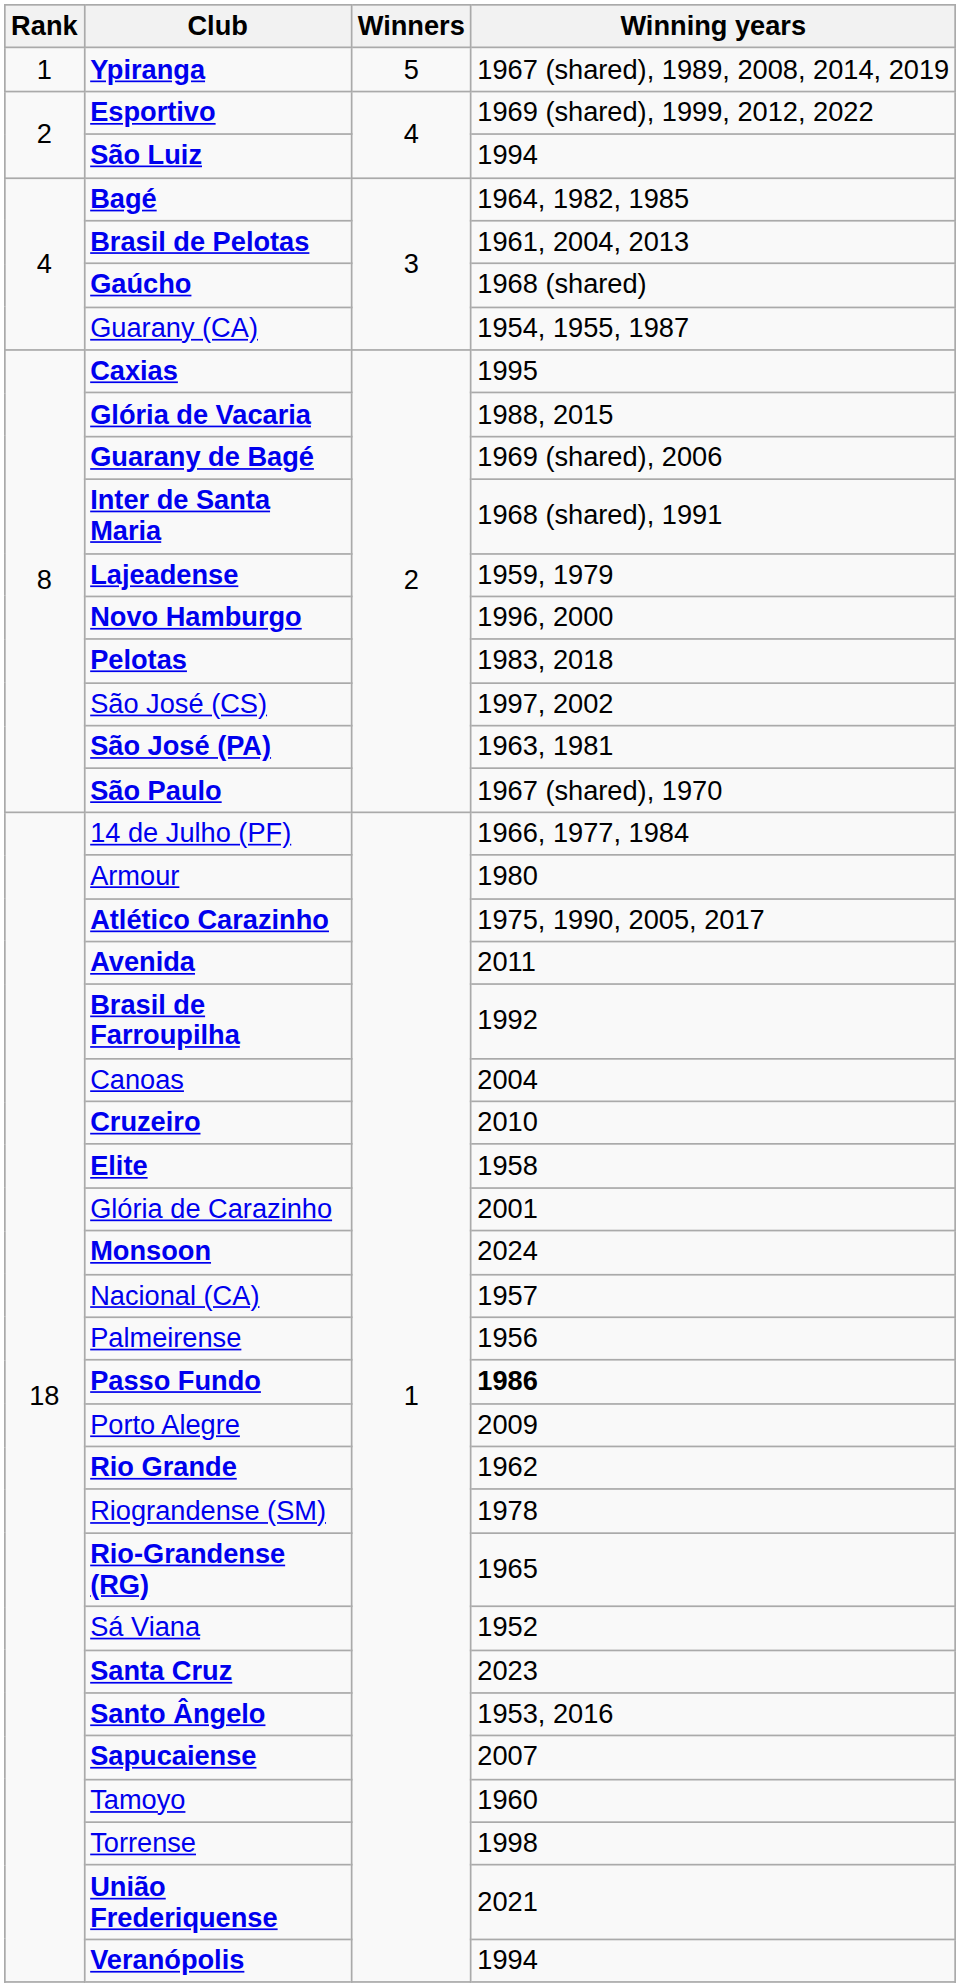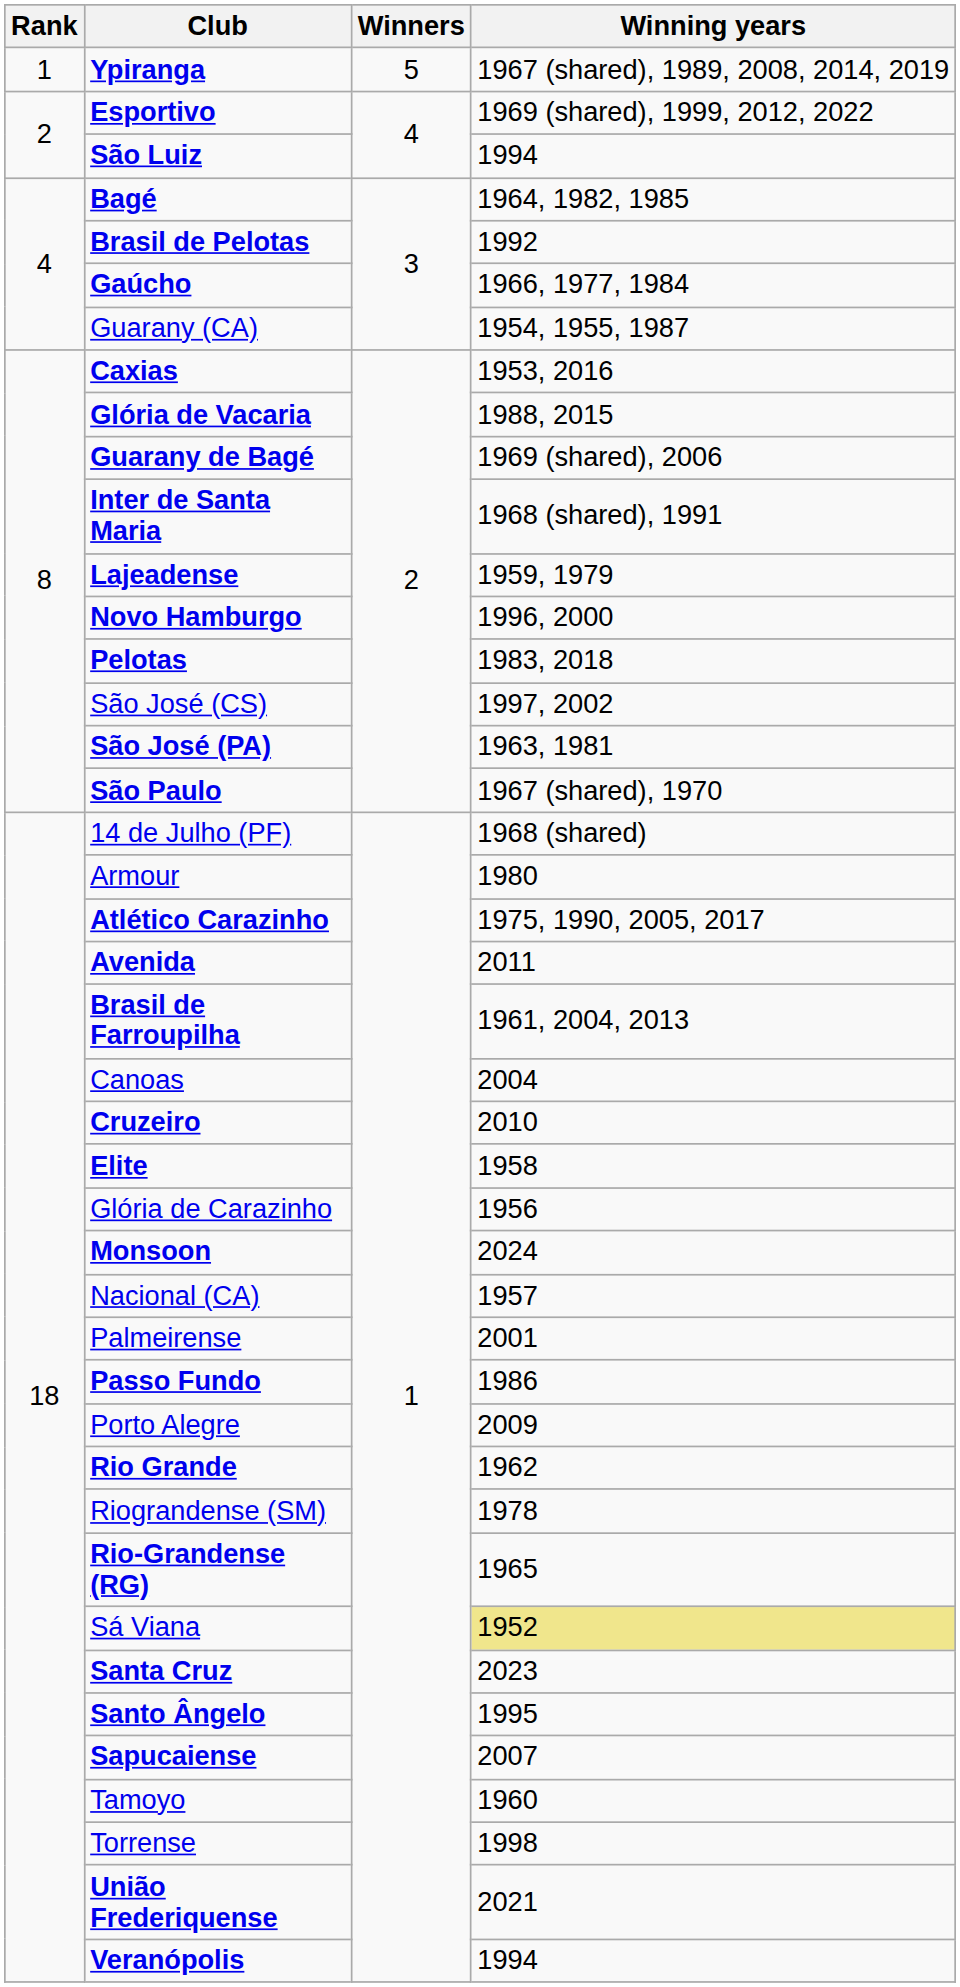(583, 241) 1961, 2004, 2013 -> (508, 241) 1992
(562, 284) 1968 (shared) -> (583, 284) 1966, 1977, 1984
(508, 371) 1995 -> (545, 371) 1953, 2016
(583, 833) 1966, 1977, 1984 -> (562, 833) 1968 (shared)
(508, 1020) 1992 -> (583, 1020) 1961, 2004, 2013
(508, 1208) 2001 -> (508, 1208) 1956
(508, 1338) 1956 -> (508, 1338) 2001
(508, 1381) bold -> (508, 1381) normal
(508, 1627) no background -> (508, 1627) khaki background
(545, 1713) 1953, 2016 -> (508, 1713) 1995
